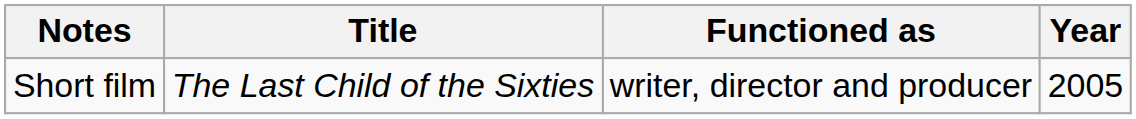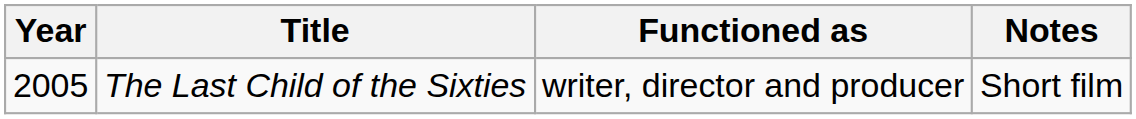columns swapped: (1085, 31) <-> (85, 31)
